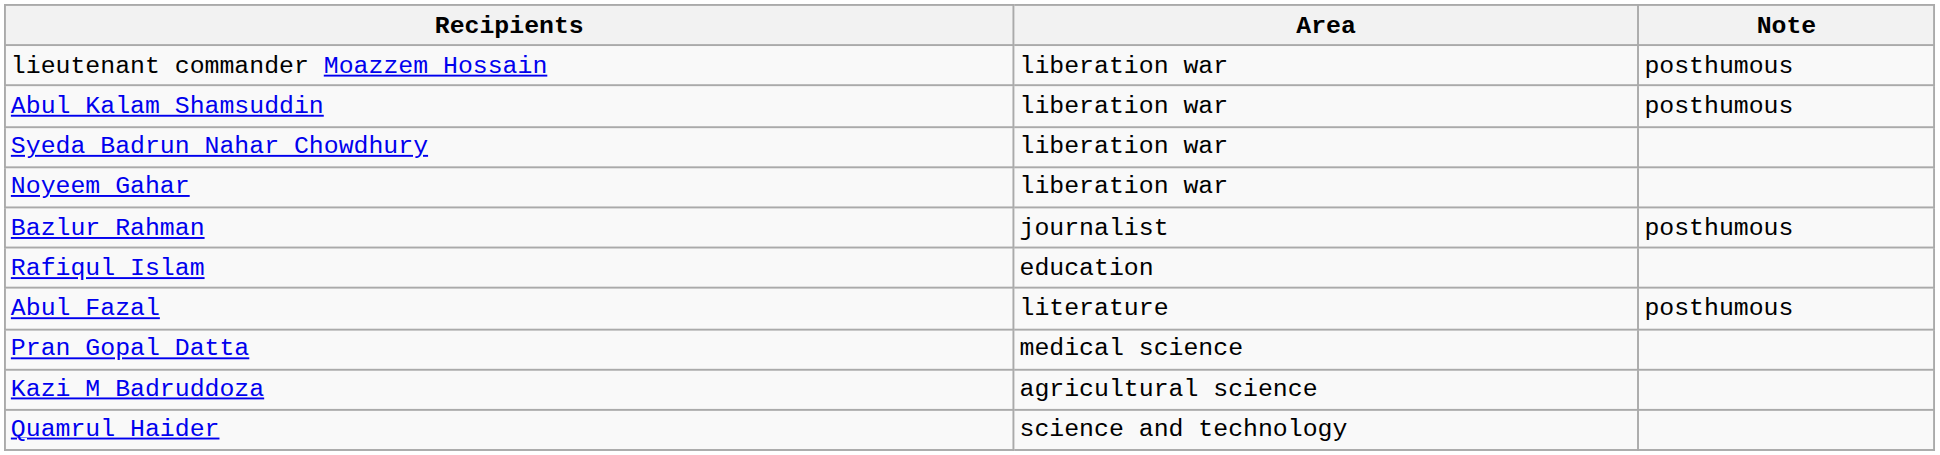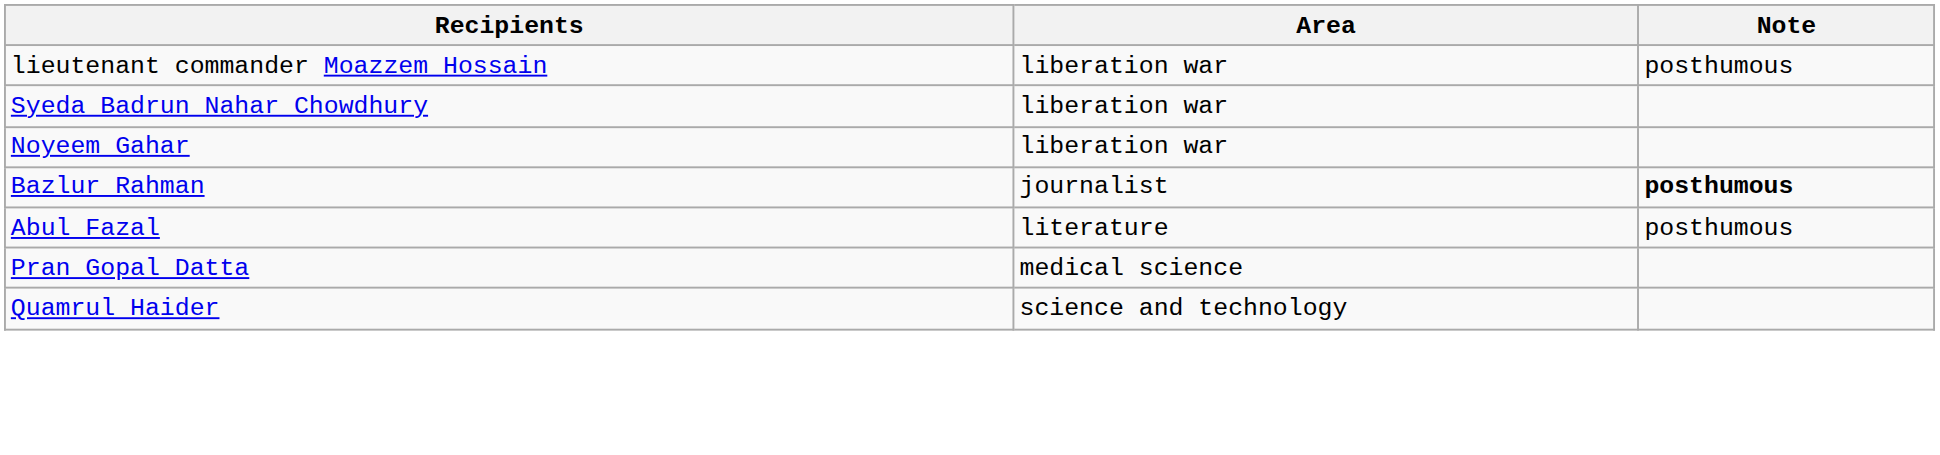- row: (167, 106)
(1719, 228) normal -> (1719, 187) bold
- row: (108, 268)
- row: (138, 389)
